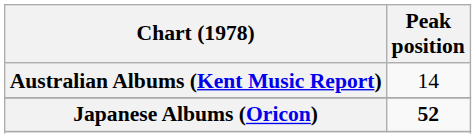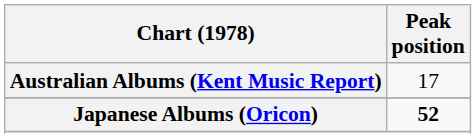(428, 80) 14 -> (428, 80) 17
